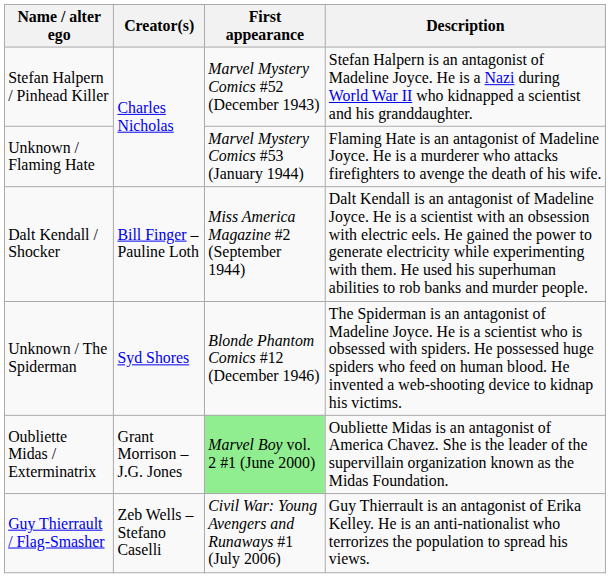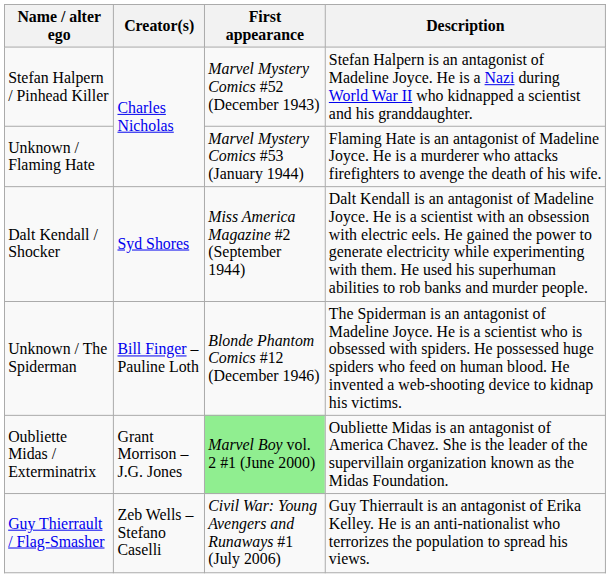(158, 243) Bill Finger – Pauline Loth -> (153, 243) Syd Shores
(153, 358) Syd Shores -> (158, 358) Bill Finger – Pauline Loth
